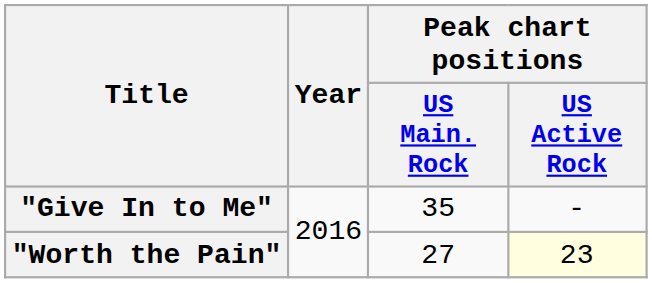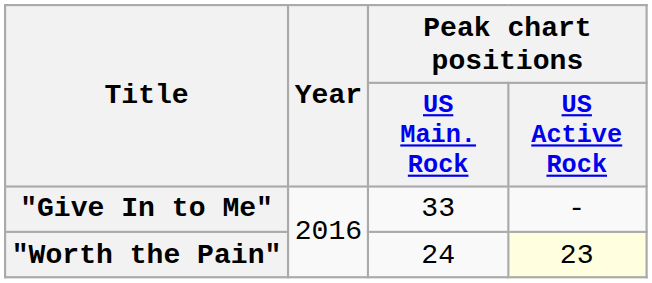(438, 209) 35 -> (438, 209) 33
(438, 255) 27 -> (438, 255) 24
